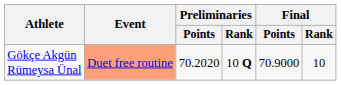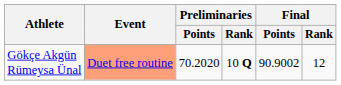(279, 62) 70.9000 -> (279, 62) 90.9002
(319, 62) 10 -> (319, 62) 12
